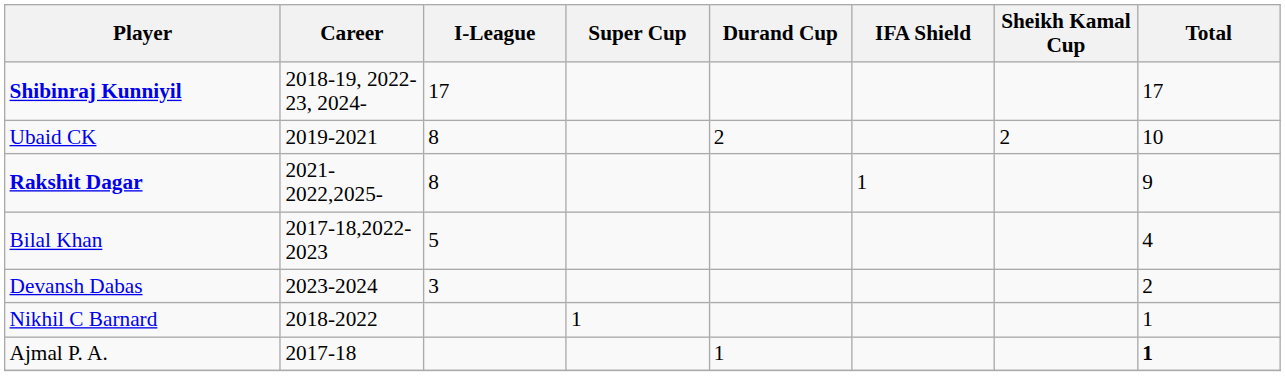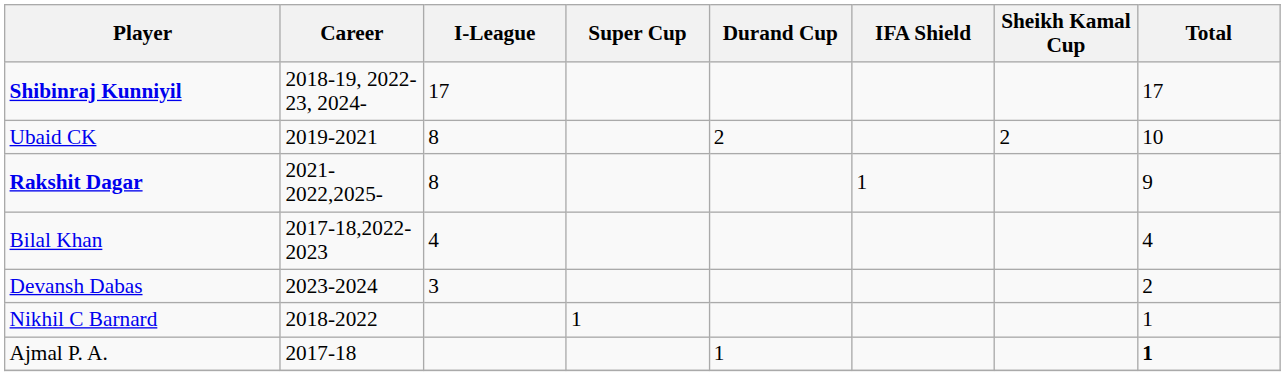(434, 240) 5 -> (434, 240) 4
